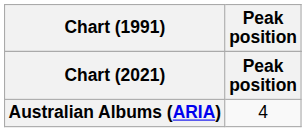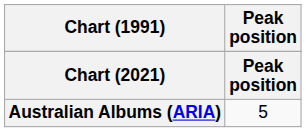(263, 112) 4 -> (263, 112) 5
